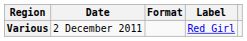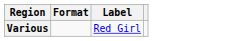- column: (98, 12)
